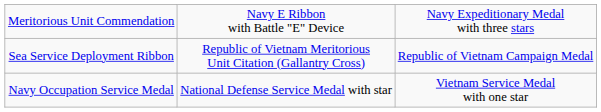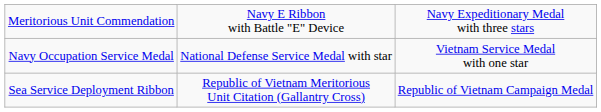rows swapped: (91, 90) <-> (91, 55)
